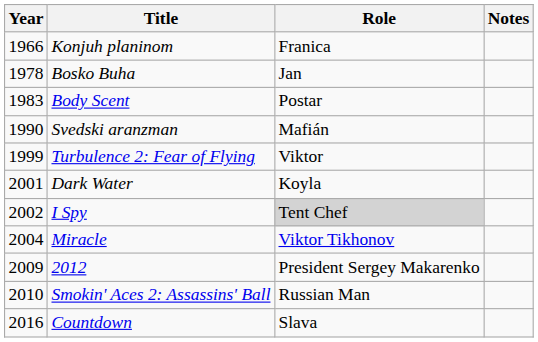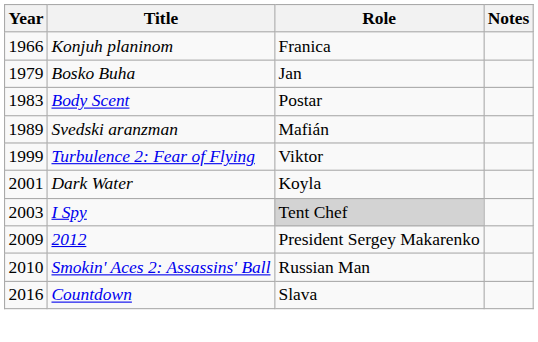(26, 73) 1978 -> (26, 73) 1979
(26, 128) 1990 -> (26, 128) 1989
(26, 211) 2002 -> (26, 211) 2003
- row: (79, 239)
